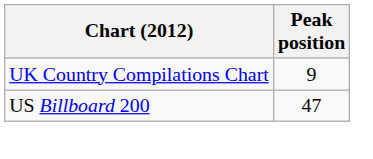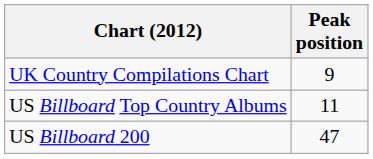+ row: (148, 105)
